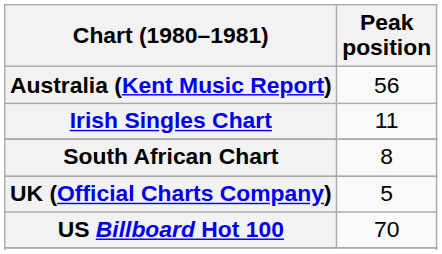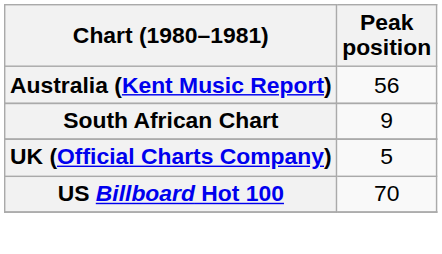- row: (171, 120)
(387, 157) 8 -> (387, 120) 9
